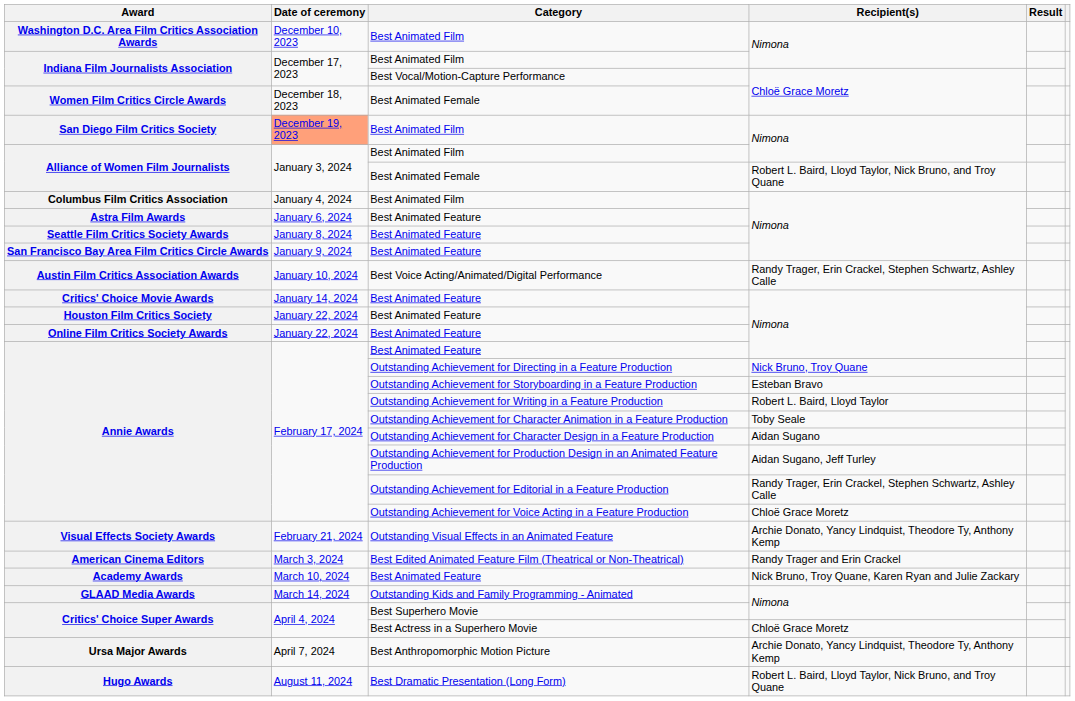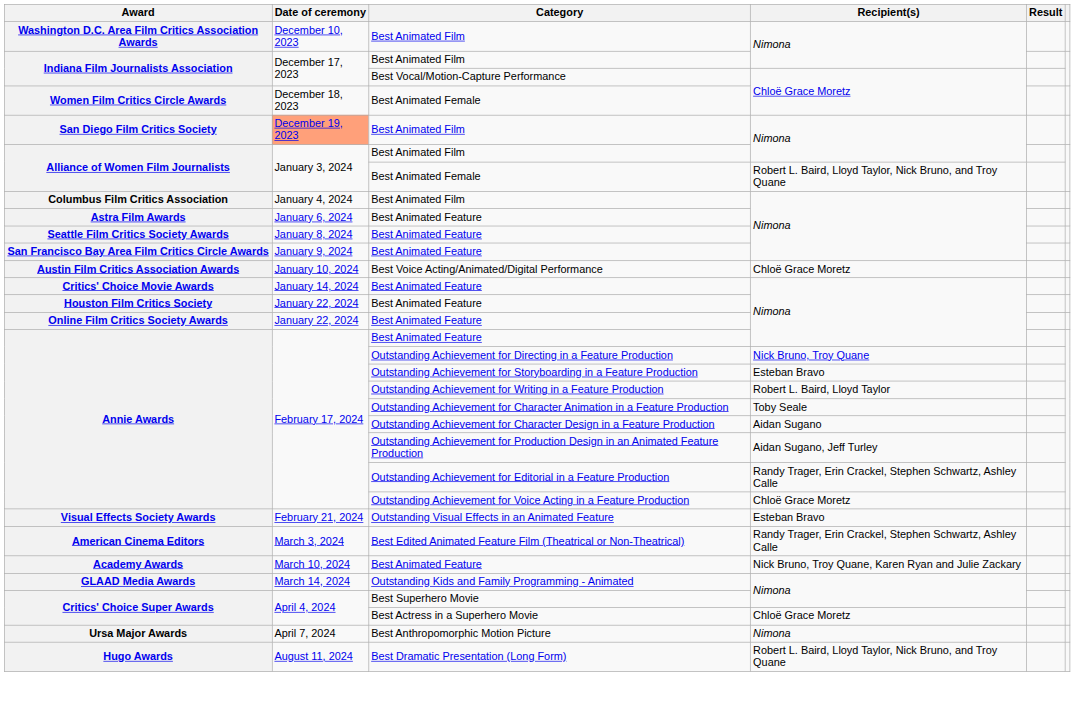(883, 275) Randy Trager, Erin Crackel, Stephen Schwartz, Ashley Calle -> (802, 269) Chloë Grace Moretz
(882, 536) Archie Donato, Yancy Lindquist, Theodore Ty, Anthony Kemp -> (789, 517) Esteban Bravo
(826, 559) Randy Trager and Erin Crackel -> (885, 541) Randy Trager, Erin Crackel, Stephen Schwartz, Ashley Calle
(882, 652) Archie Donato, Yancy Lindquist, Theodore Ty, Anthony Kemp -> (772, 633) Nimona
